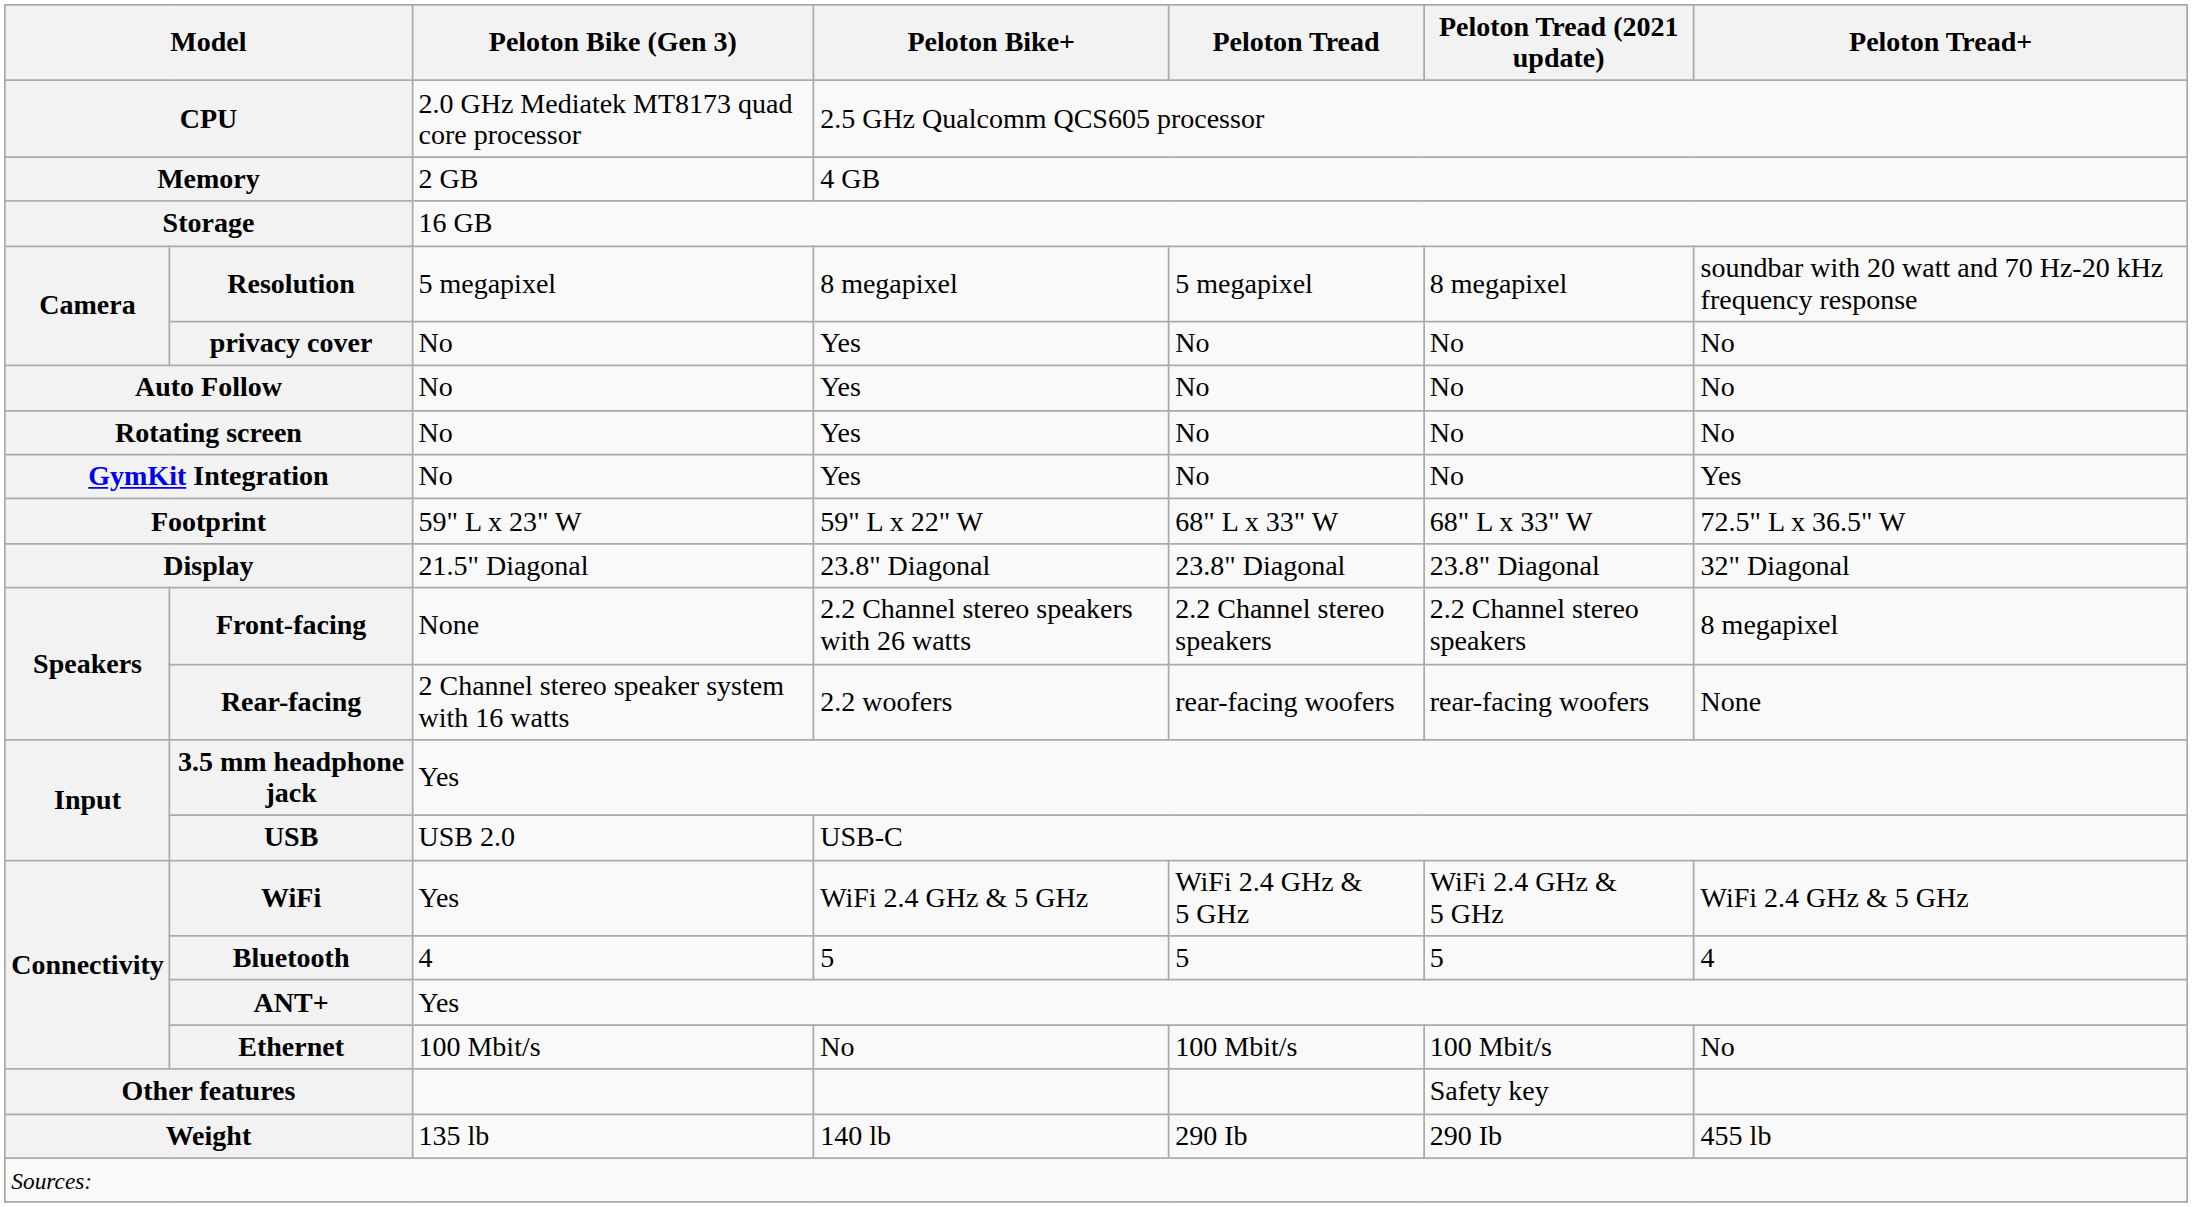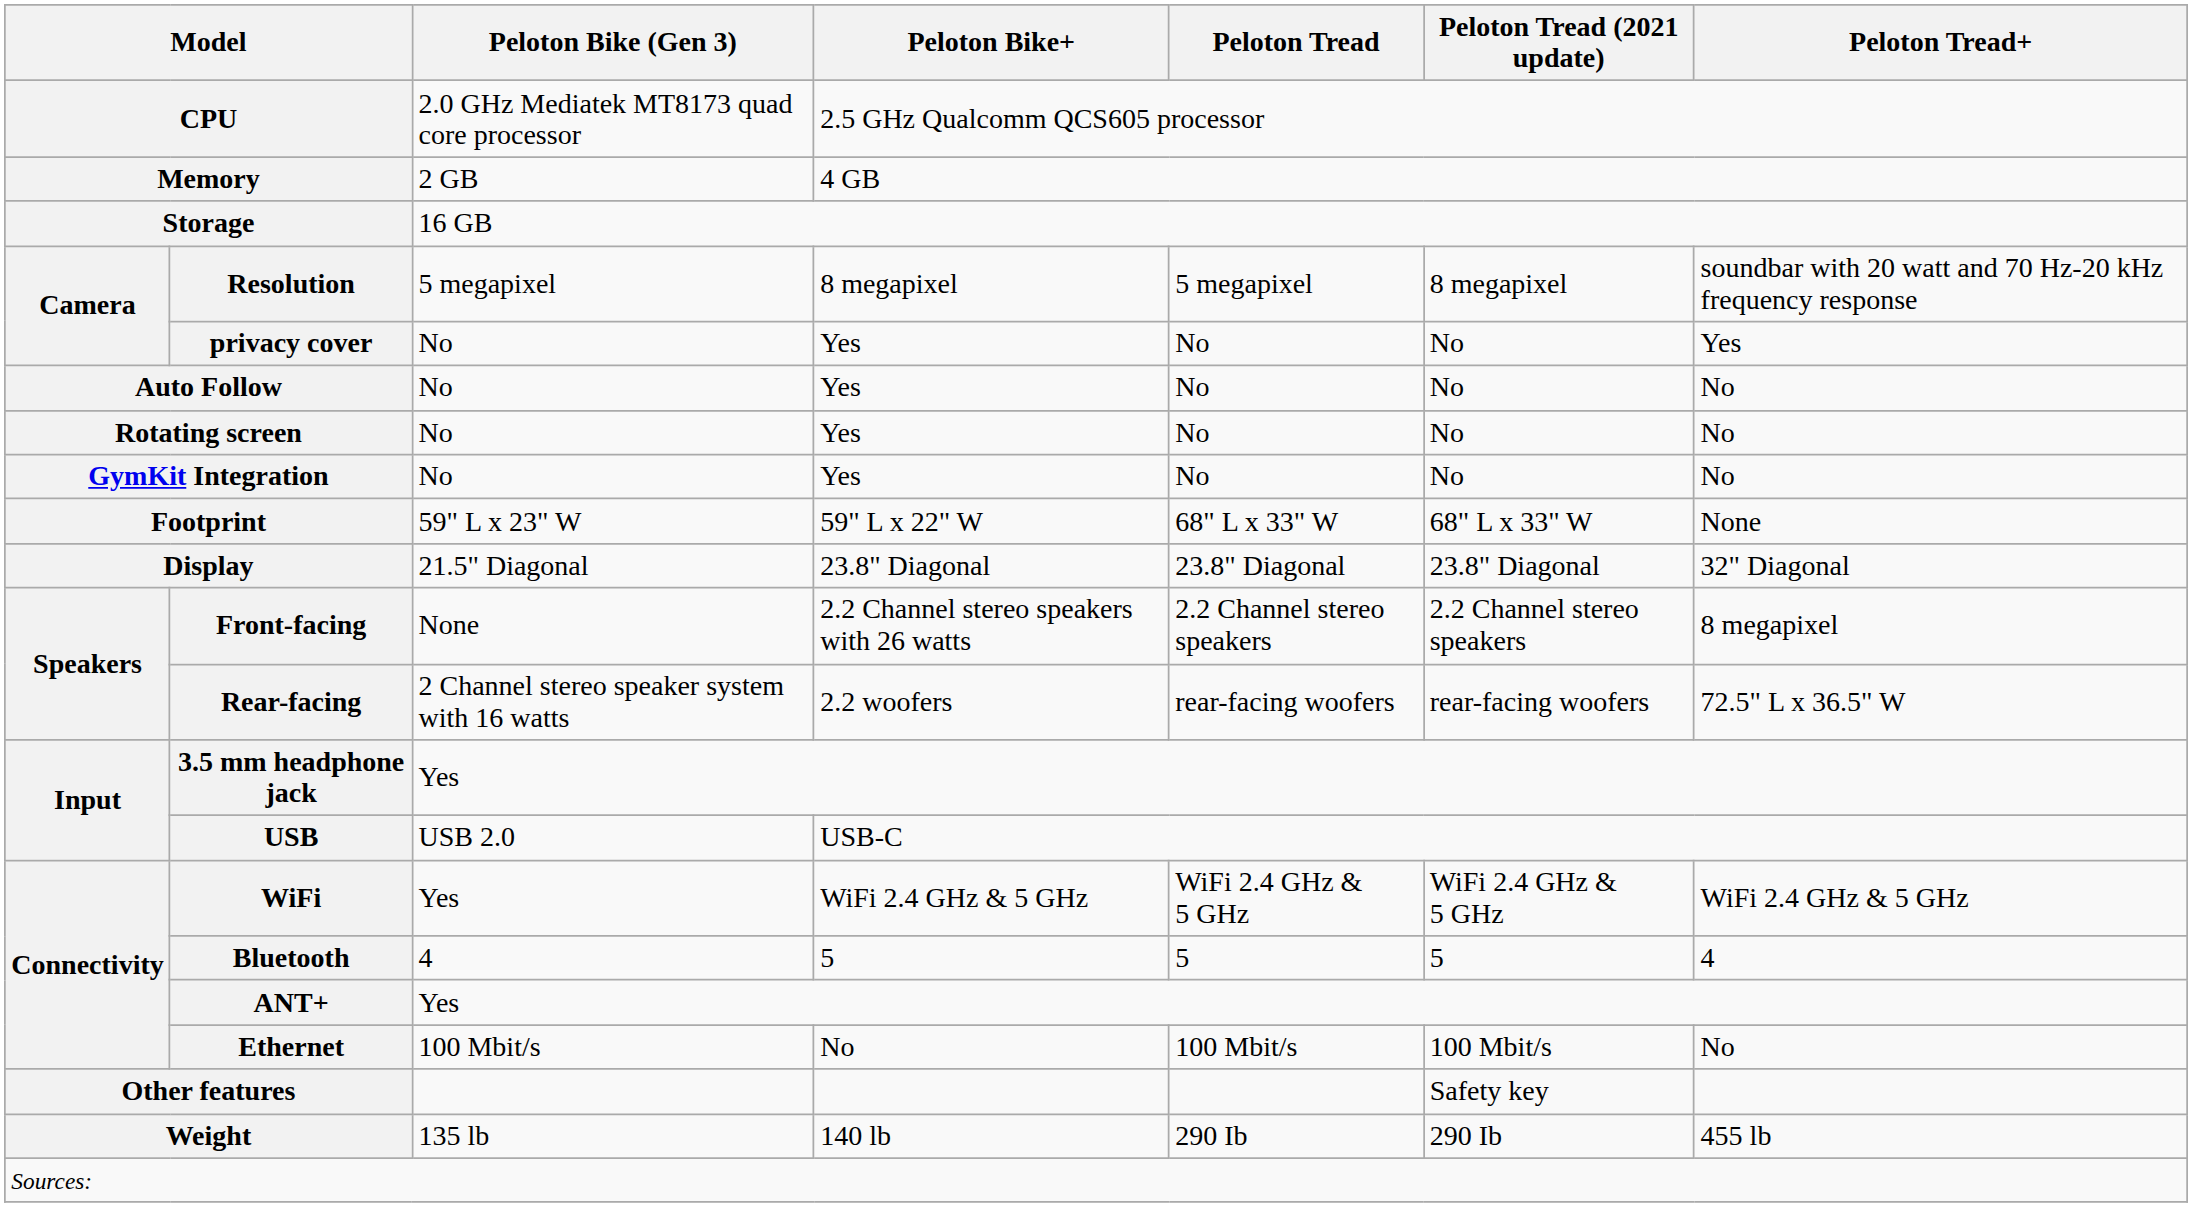(1718, 343) No -> (1721, 343) Yes
(1721, 476) Yes -> (1718, 476) No
(1803, 520) 72.5" L x 36.5" W -> (1731, 520) None
(1731, 701) None -> (1803, 701) 72.5" L x 36.5" W
